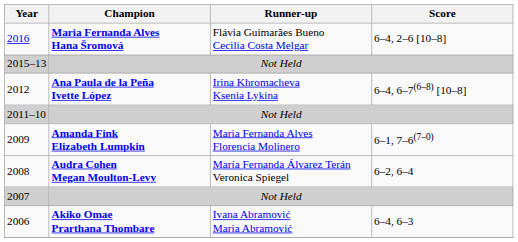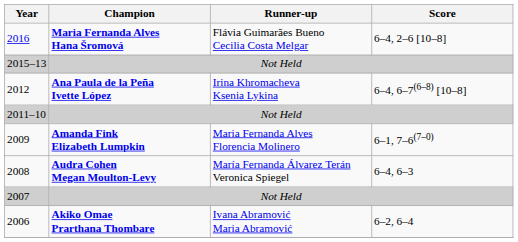(394, 171) 6–2, 6–4 -> (394, 171) 6–4, 6–3
(394, 222) 6–4, 6–3 -> (394, 222) 6–2, 6–4
